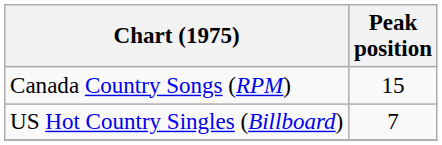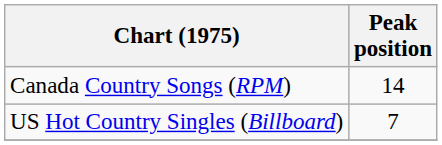(393, 85) 15 -> (393, 85) 14
